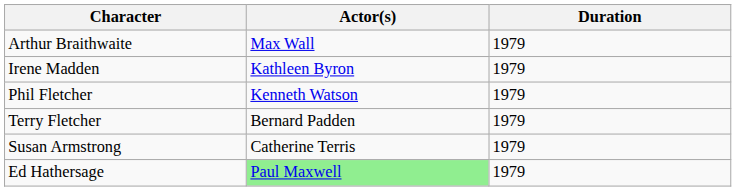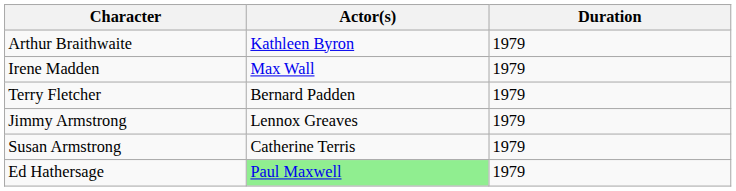(282, 43) Max Wall -> (302, 43) Kathleen Byron
(302, 69) Kathleen Byron -> (282, 69) Max Wall
- row: (50, 95)
+ row: (67, 120)
